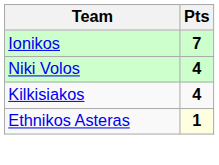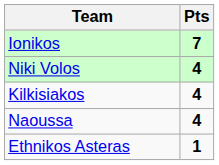+ row: (40, 120)
(197, 120) lightyellow background -> (197, 146) no background
